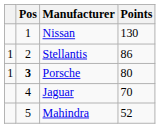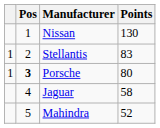(126, 53) 86 -> (126, 53) 83
(126, 92) 70 -> (126, 92) 58
